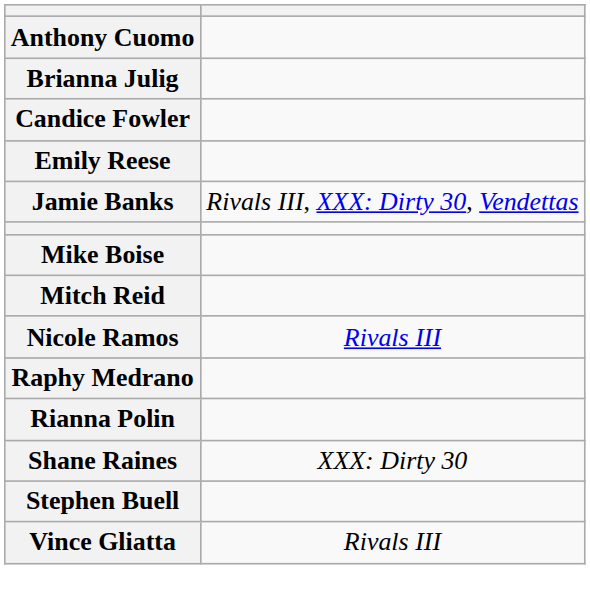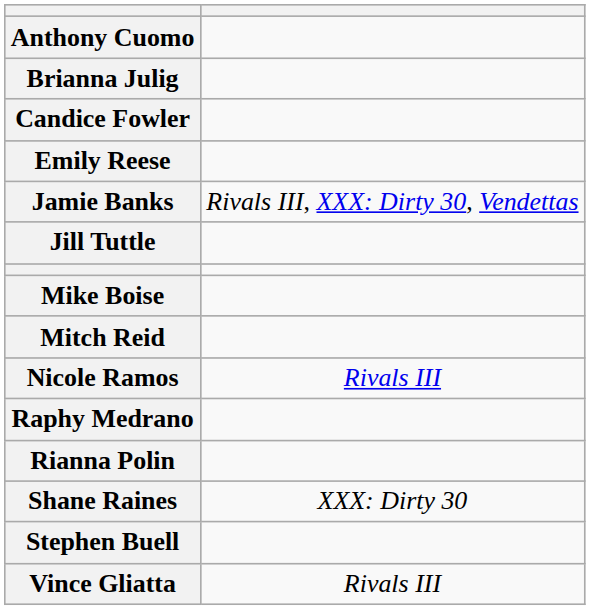+ row: (103, 242)
